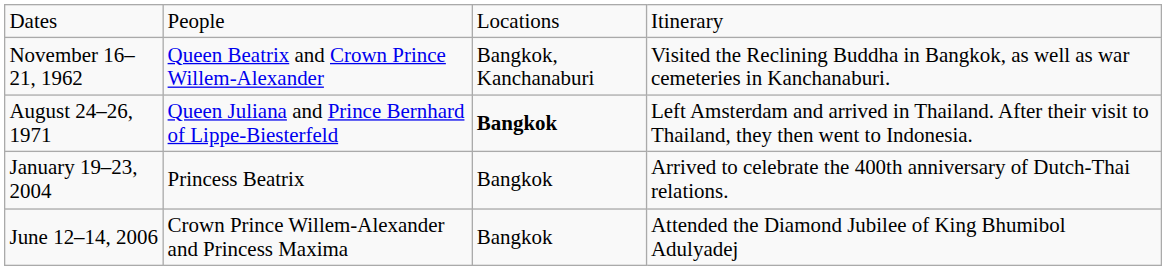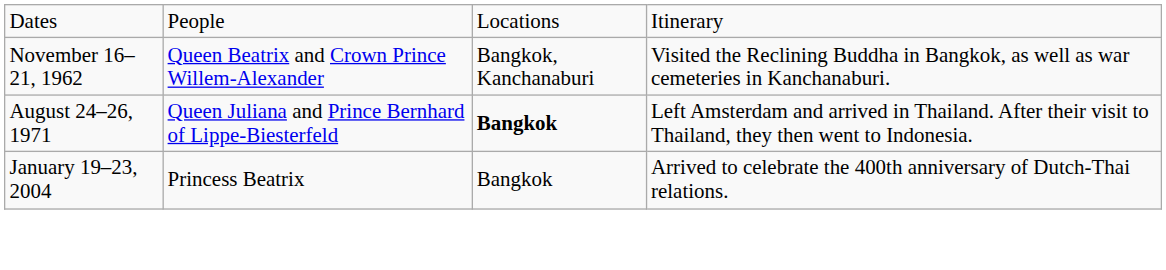- row: (84, 236)
